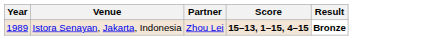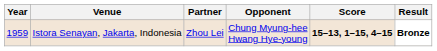+ column: (268, 12)
(17, 28) 1989 -> (17, 33) 1959
